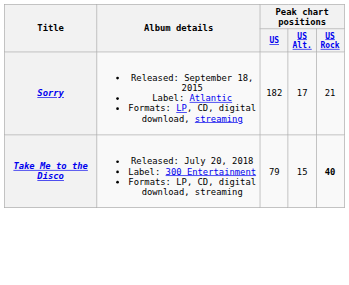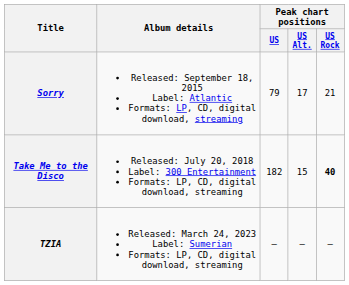(274, 93) 182 -> (274, 93) 79
(274, 171) 79 -> (274, 171) 182
+ row: (51, 244)
